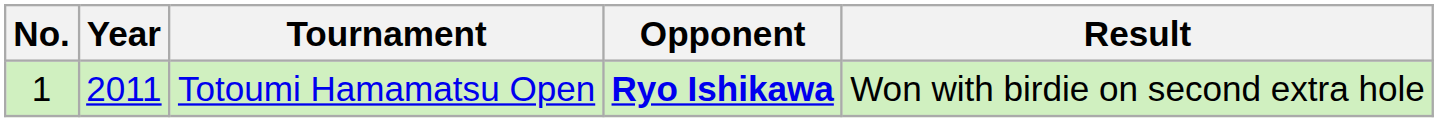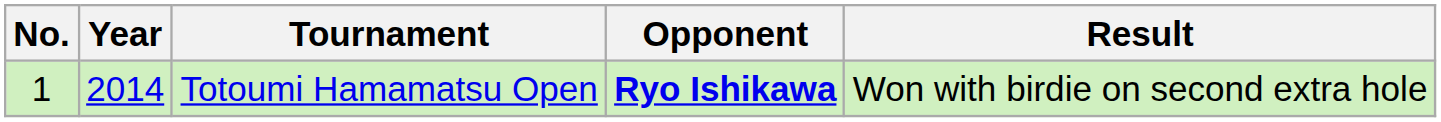(124, 89) 2011 -> (125, 89) 2014
